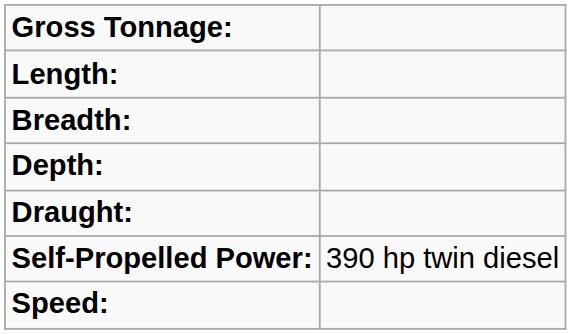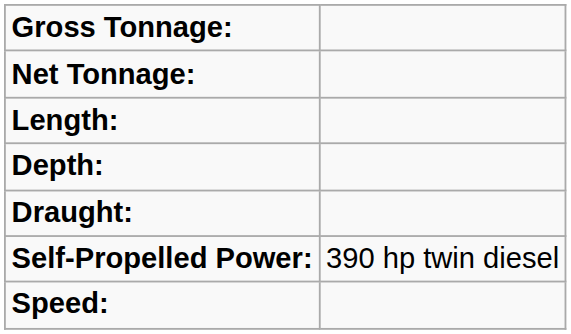+ row: (104, 73)
- row: (71, 119)
